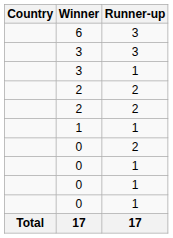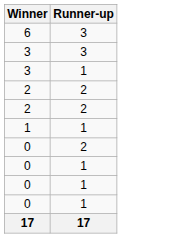- column: (30, 14)
